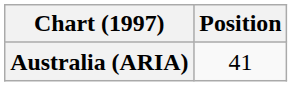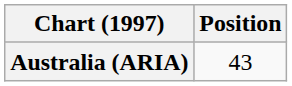(240, 61) 41 -> (240, 61) 43
